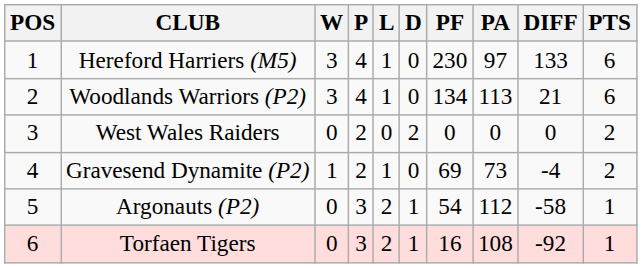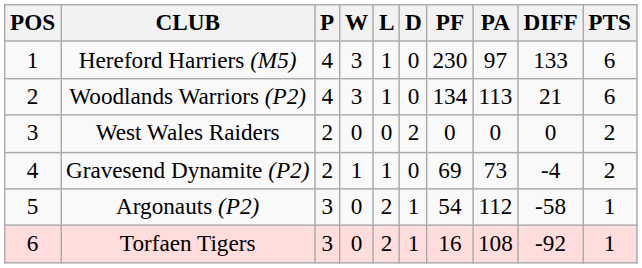columns swapped: (361, 22) <-> (332, 22)
